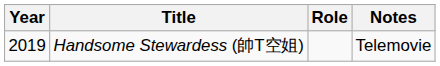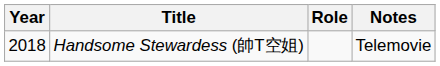(27, 46) 2019 -> (27, 46) 2018
